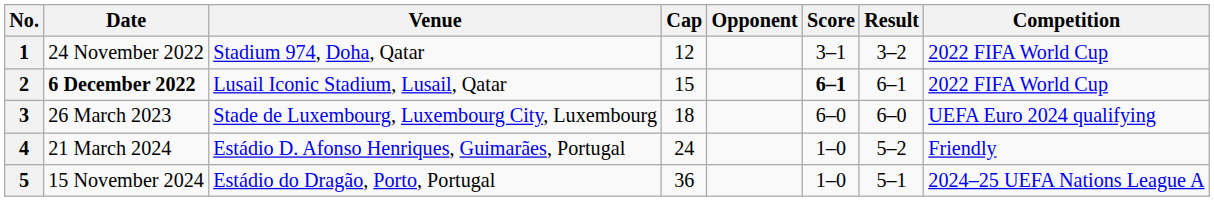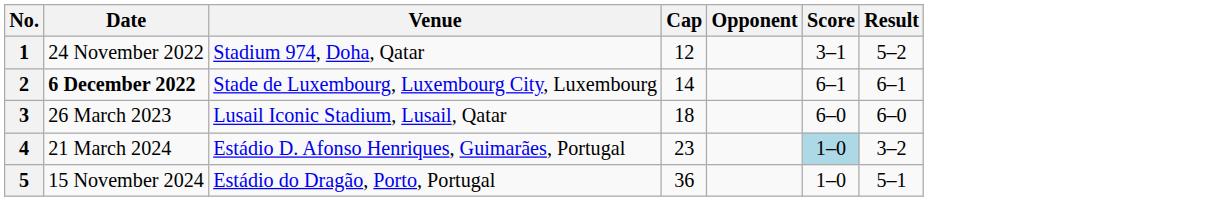- column: (1066, 20)
(892, 52) 3–2 -> (892, 52) 5–2
(360, 84) Lusail Iconic Stadium, Lusail, Qatar -> (435, 84) Stade de Luxembourg, Luxembourg City, Luxembourg
(684, 84) 15 -> (684, 84) 14
(831, 84) bold -> (831, 84) normal
(435, 116) Stade de Luxembourg, Luxembourg City, Luxembourg -> (360, 116) Lusail Iconic Stadium, Lusail, Qatar
(684, 148) 24 -> (684, 148) 23
(831, 148) no background -> (831, 148) lightblue background
(892, 148) 5–2 -> (892, 148) 3–2
